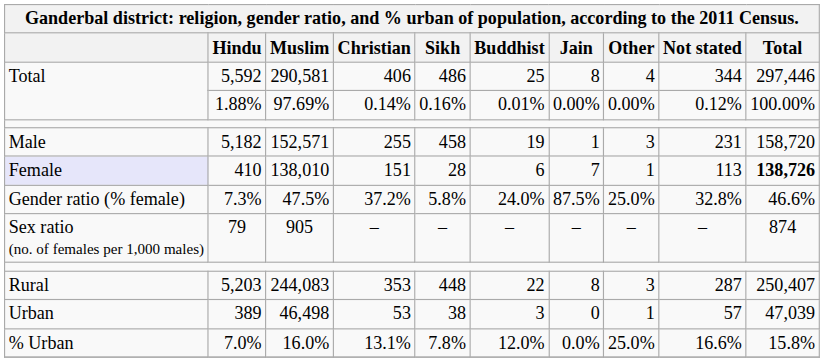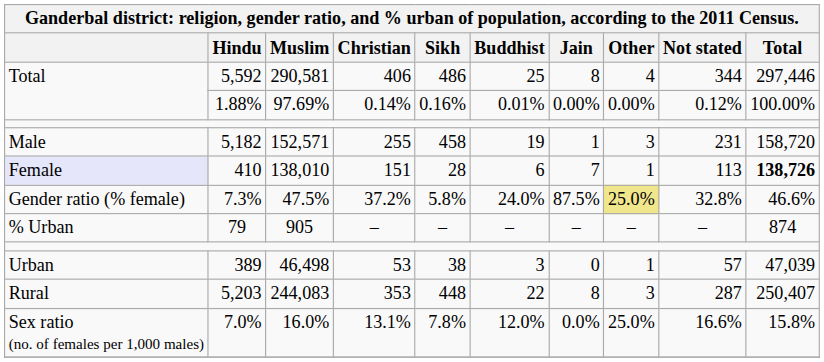(631, 199) no background -> (631, 199) khaki background
(106, 238) Sex ratio (no. of females per 1,000 males) -> (41, 227) % Urban
rows swapped: (248, 313) <-> (241, 285)
(41, 342) % Urban -> (106, 332) Sex ratio (no. of females per 1,000 males)
